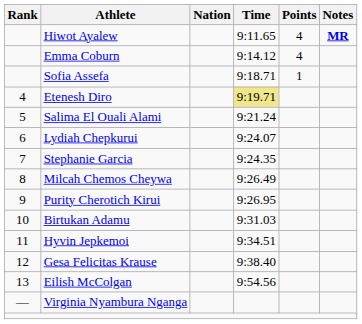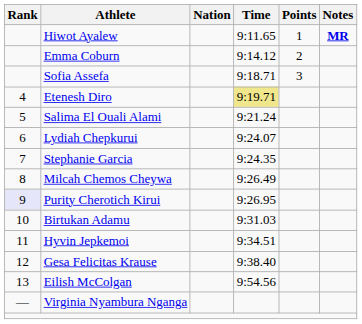(299, 35) 4 -> (299, 35) 1
(299, 55) 4 -> (299, 55) 2
(299, 76) 1 -> (299, 76) 3
(23, 199) no background -> (23, 199) lavender background
